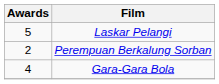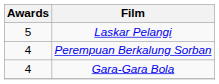(28, 50) 2 -> (28, 50) 4
